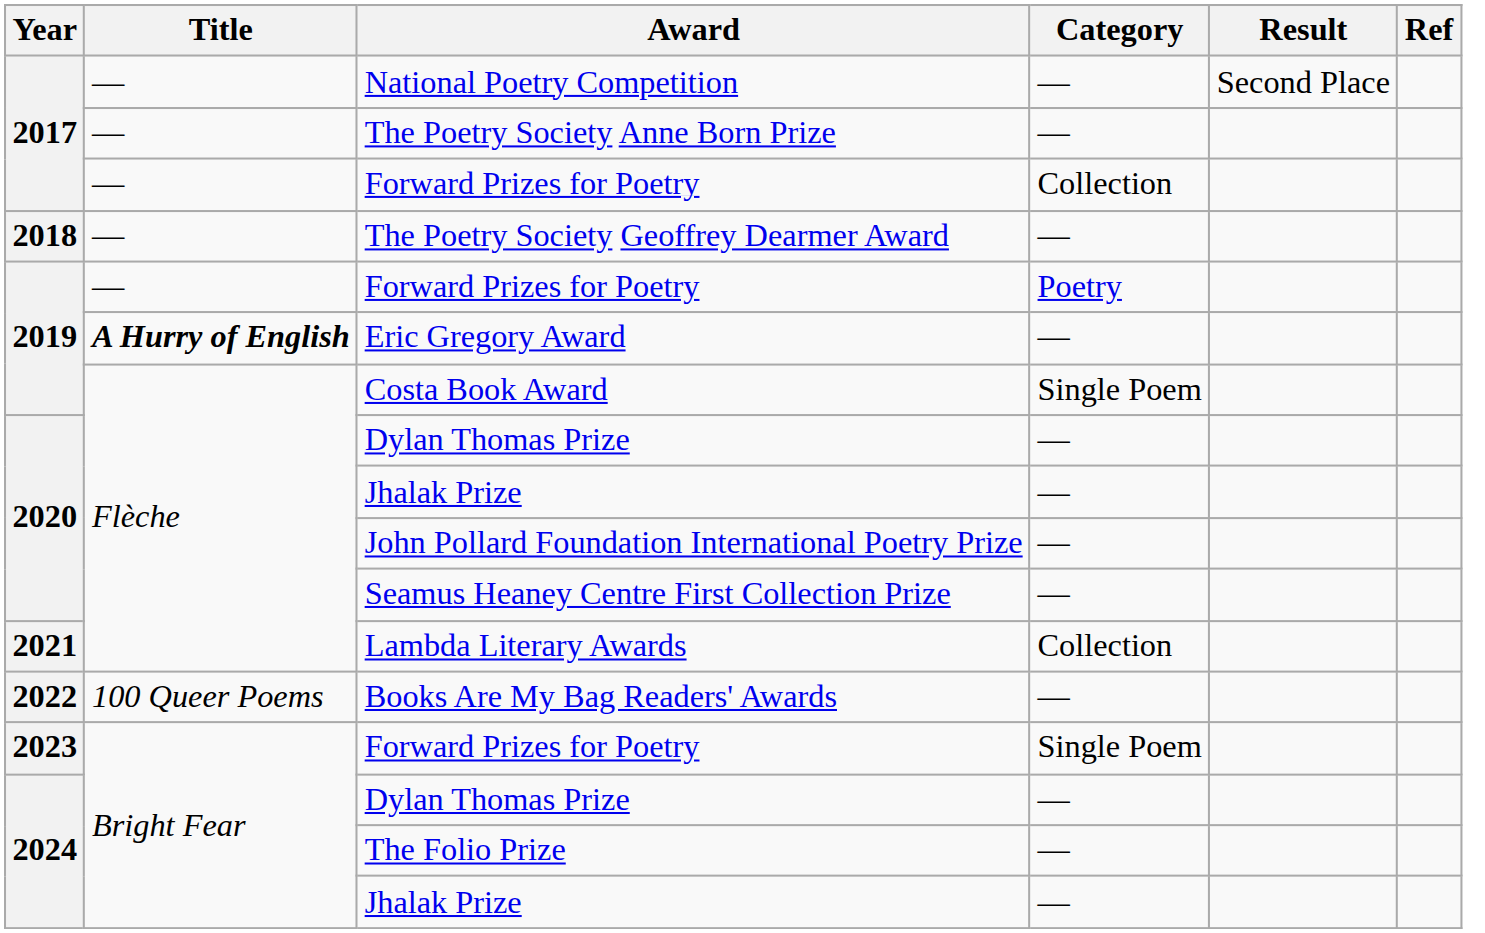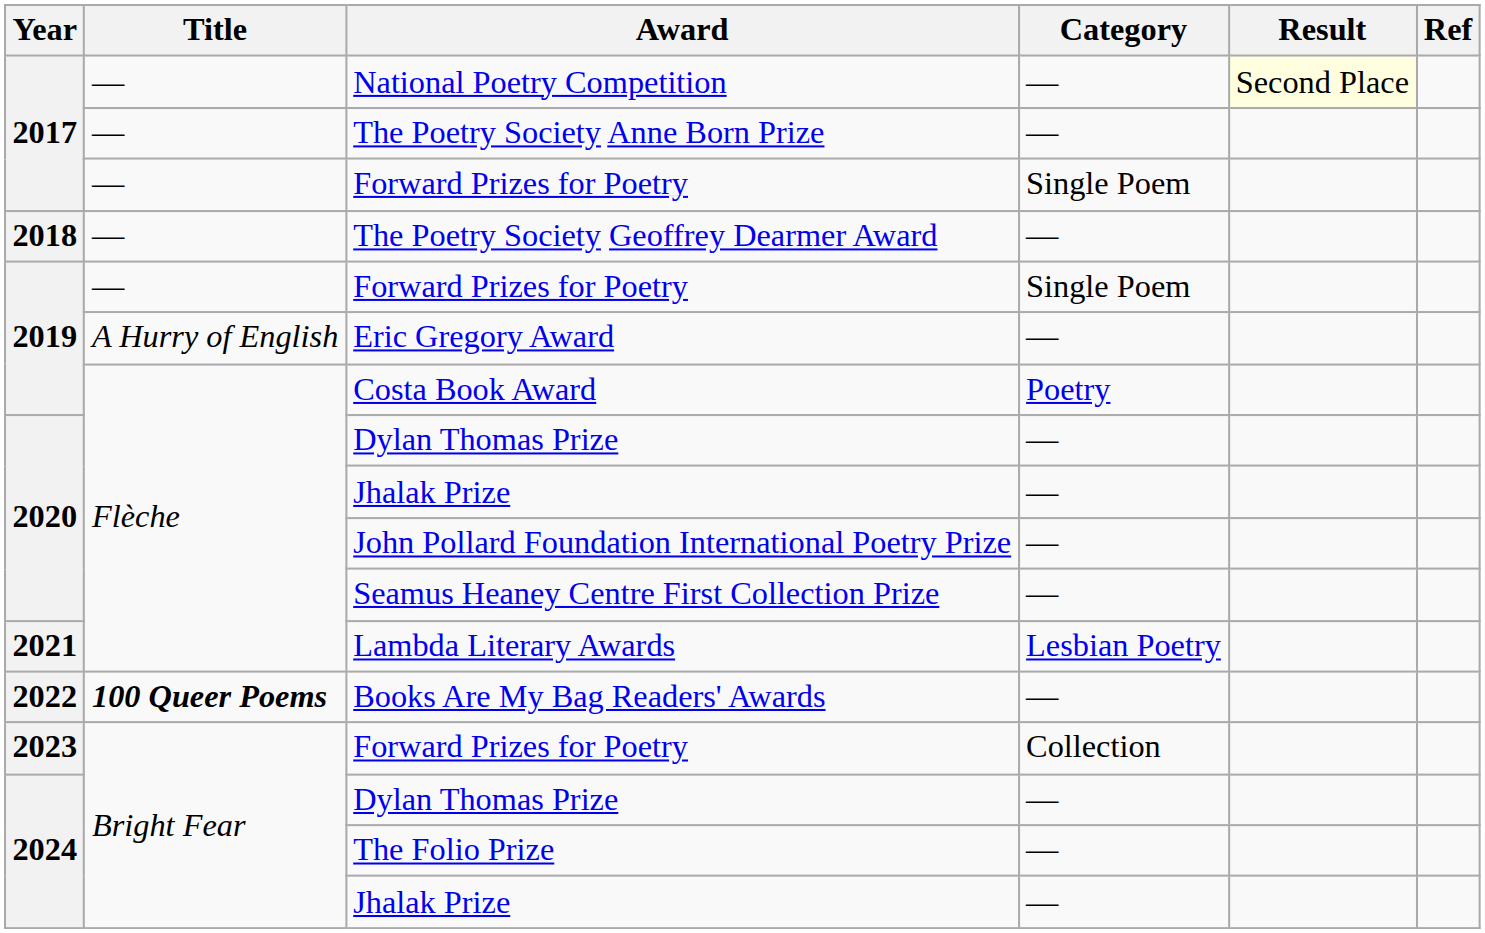(1303, 81) no background -> (1322, 81) lightyellow background
(1105, 183) Collection -> (1108, 183) Single Poem
(1080, 286) Poetry -> (1108, 286) Single Poem
(221, 337) bold -> (215, 337) normal
(1120, 388) Single Poem -> (1068, 388) Poetry
(1105, 645) Collection -> (1123, 645) Lesbian Poetry
(208, 696) normal -> (210, 696) bold
(1120, 747) Single Poem -> (1093, 747) Collection
